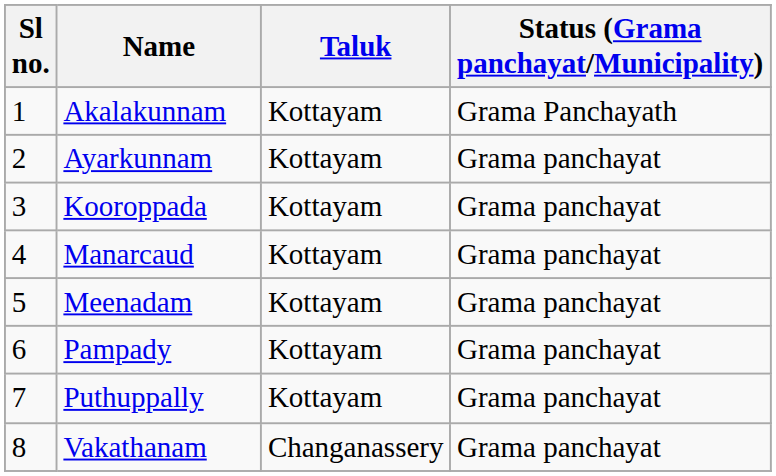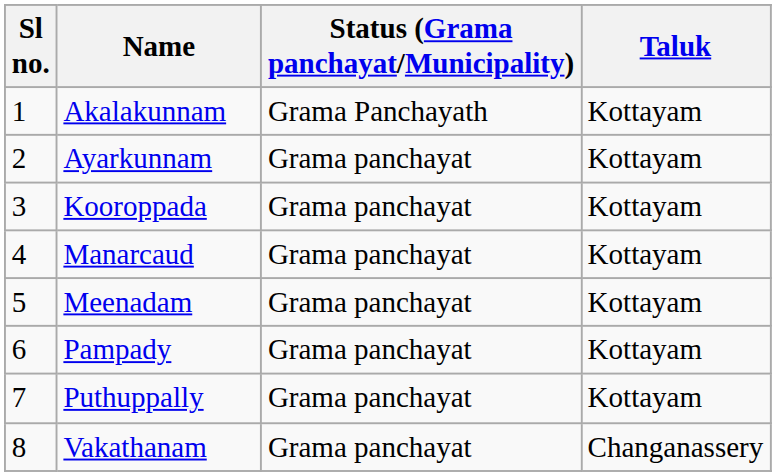columns swapped: (610, 45) <-> (356, 45)
